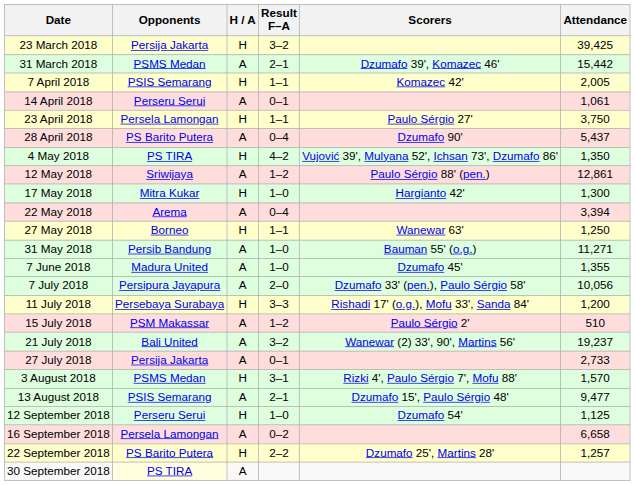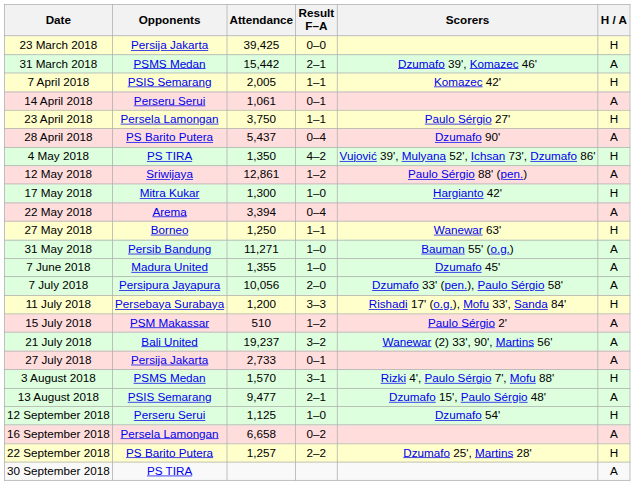columns swapped: (243, 20) <-> (595, 20)
(279, 45) 3–2 -> (316, 45) 0–0
(170, 471) lightyellow background -> (170, 471) no background
